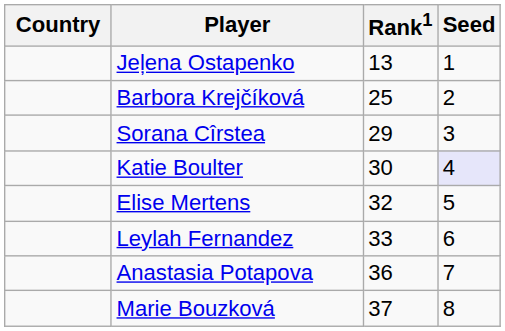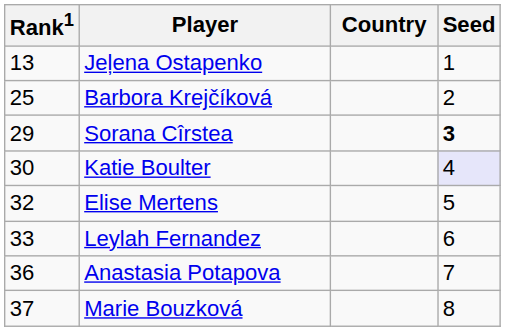columns swapped: (58, 24) <-> (400, 24)
(449, 133) normal -> (449, 133) bold
